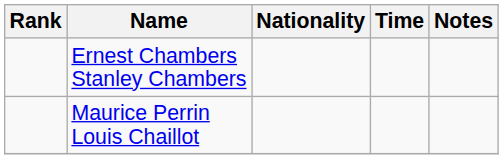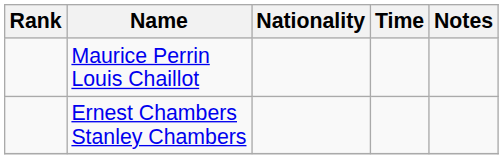rows swapped: (141, 124) <-> (159, 67)
